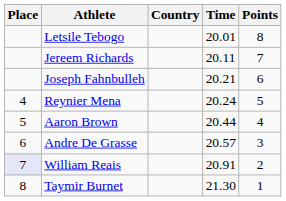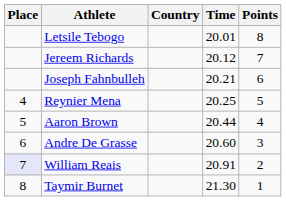(221, 57) 20.11 -> (221, 57) 20.12
(221, 100) 20.24 -> (221, 100) 20.25
(221, 143) 20.57 -> (221, 143) 20.60
